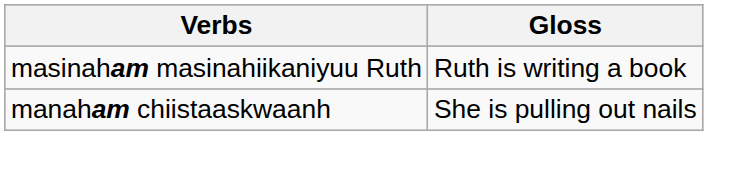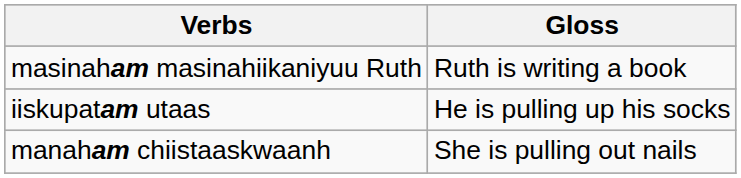+ row: (111, 109)
